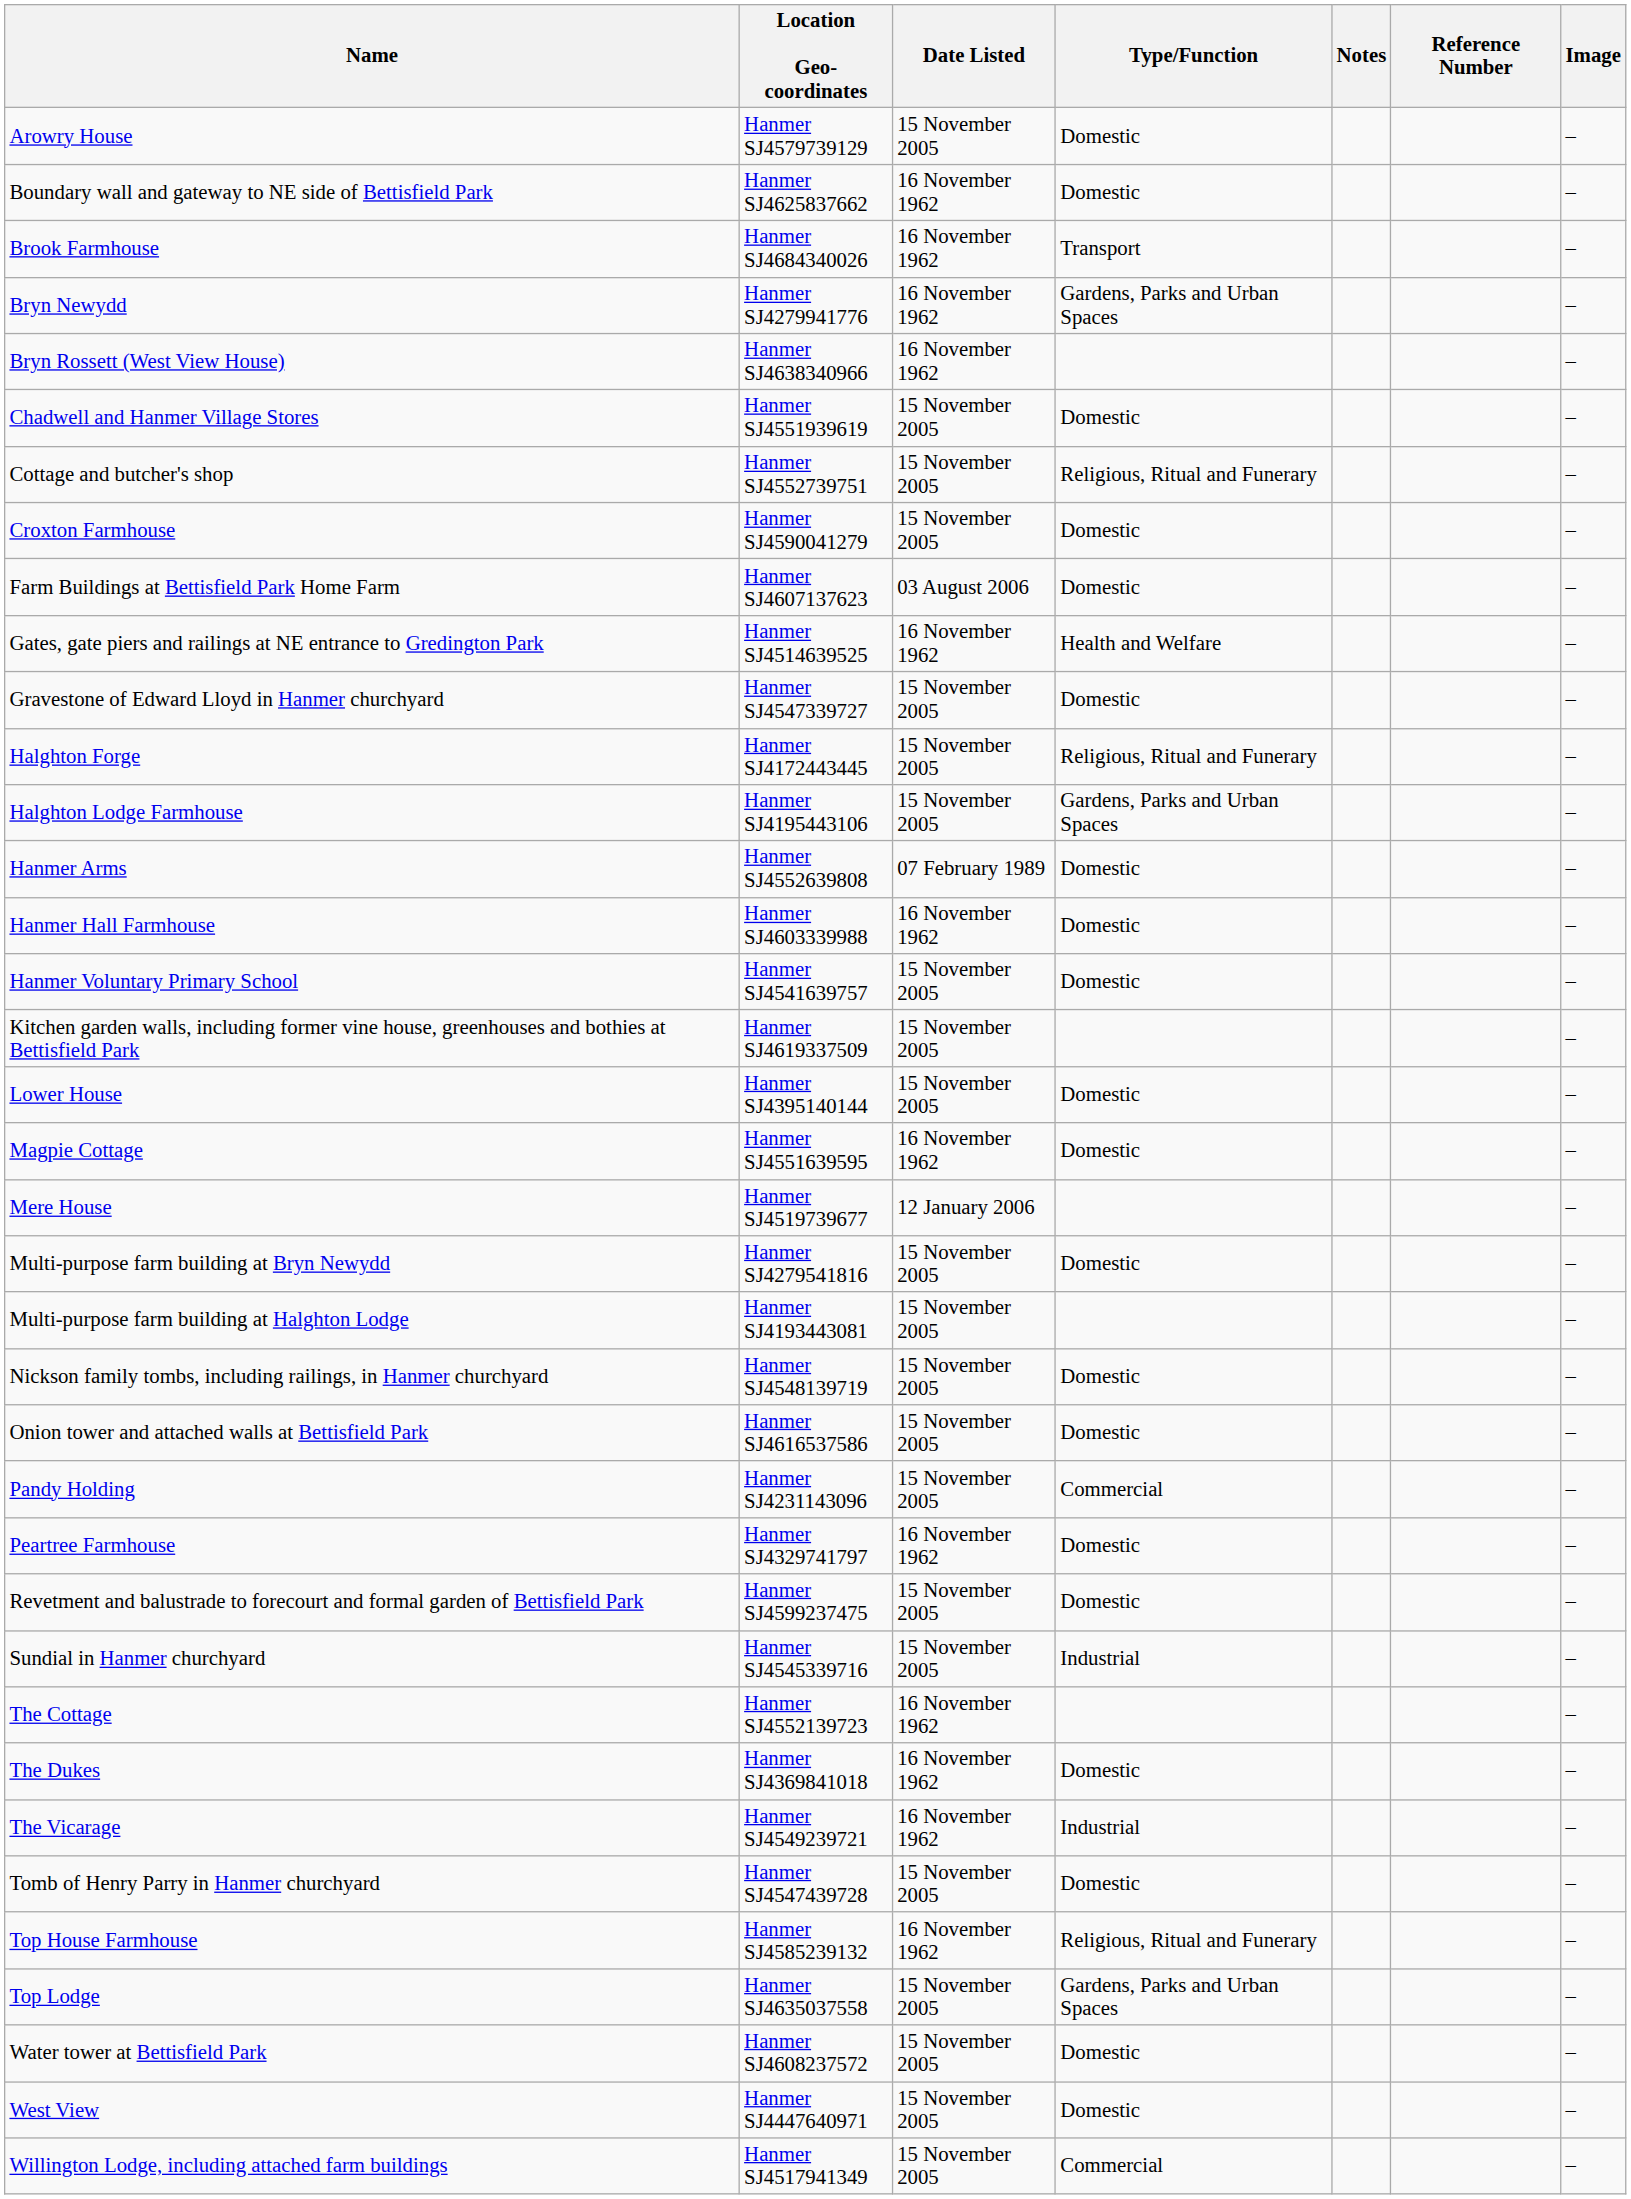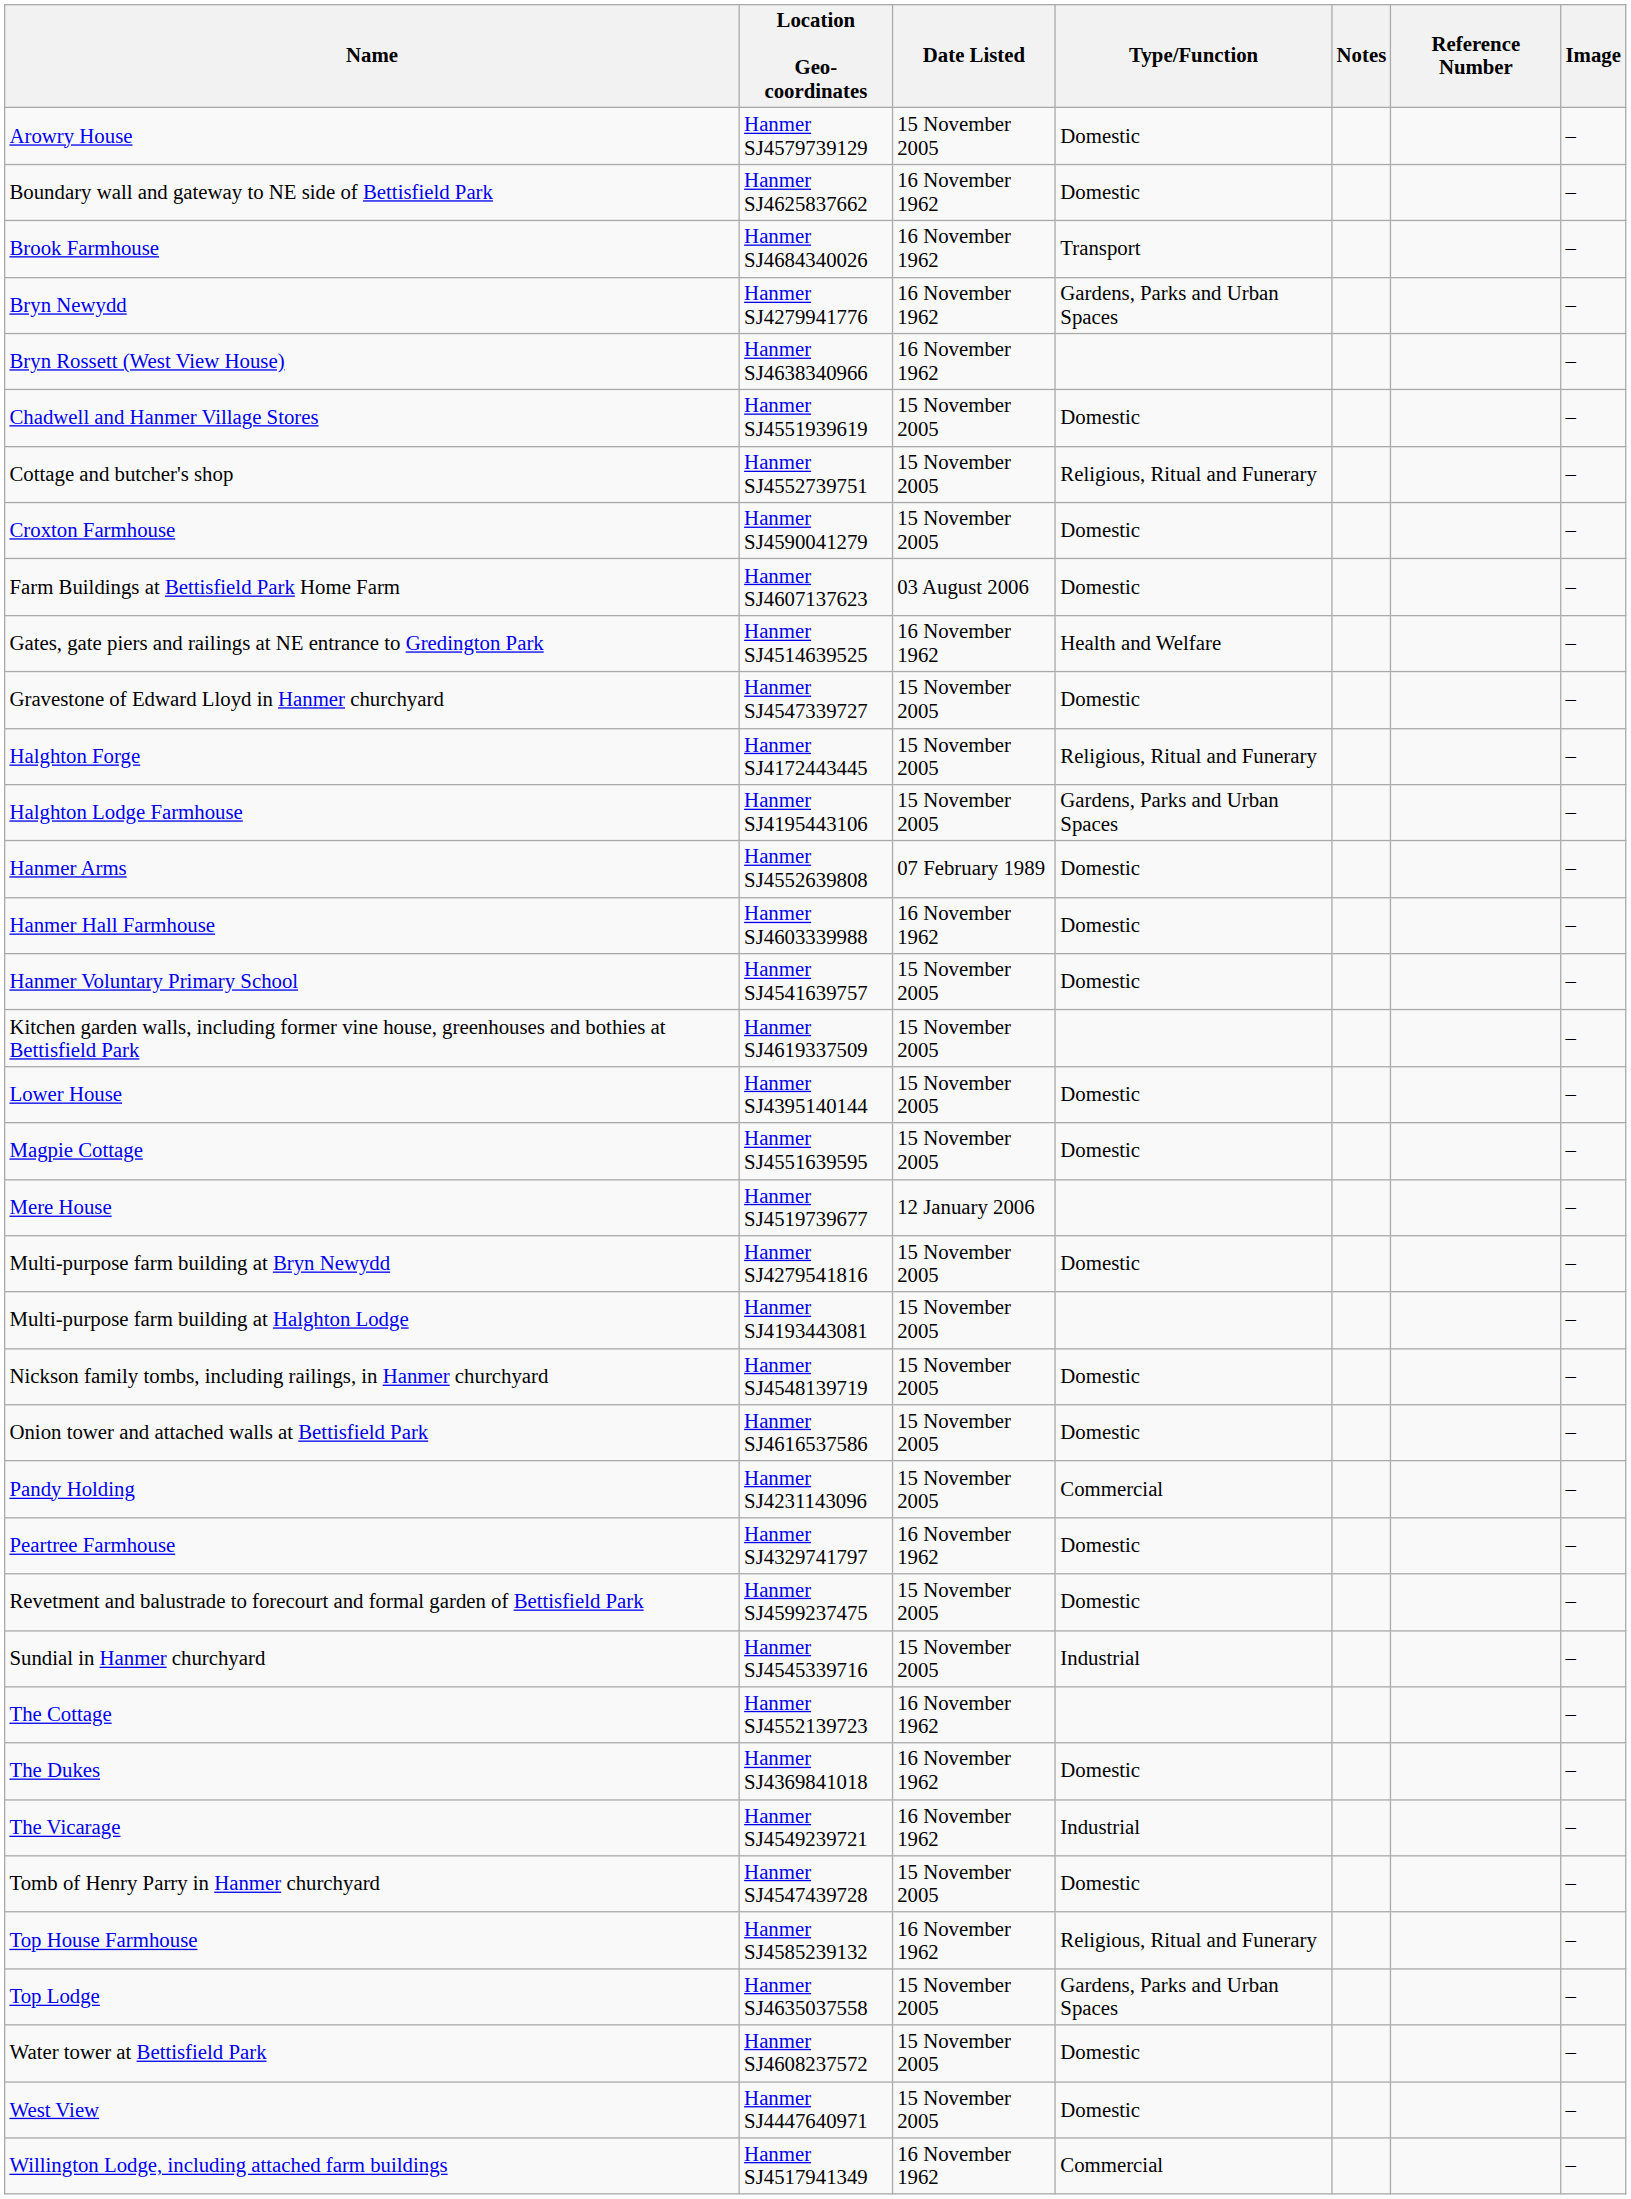(954, 1150) 16 November 1962 -> (954, 1150) 15 November 2005
(954, 2165) 15 November 2005 -> (954, 2165) 16 November 1962
